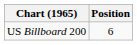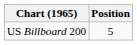(111, 31) 6 -> (111, 31) 5
